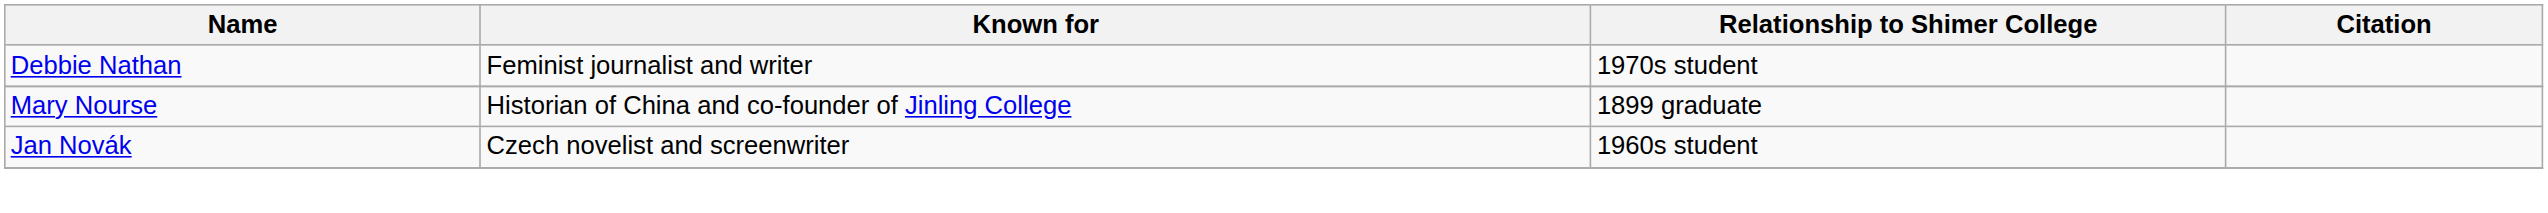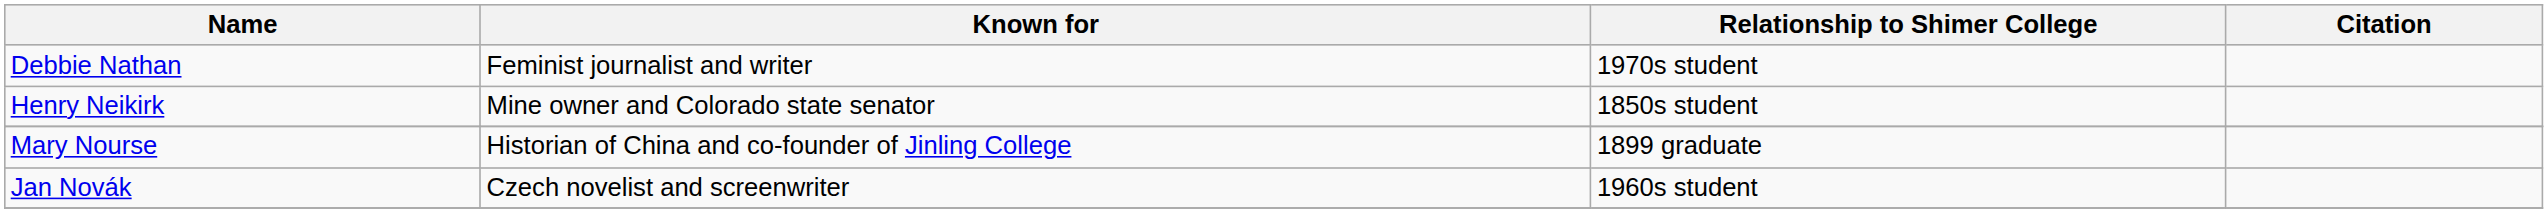+ row: (88, 106)
